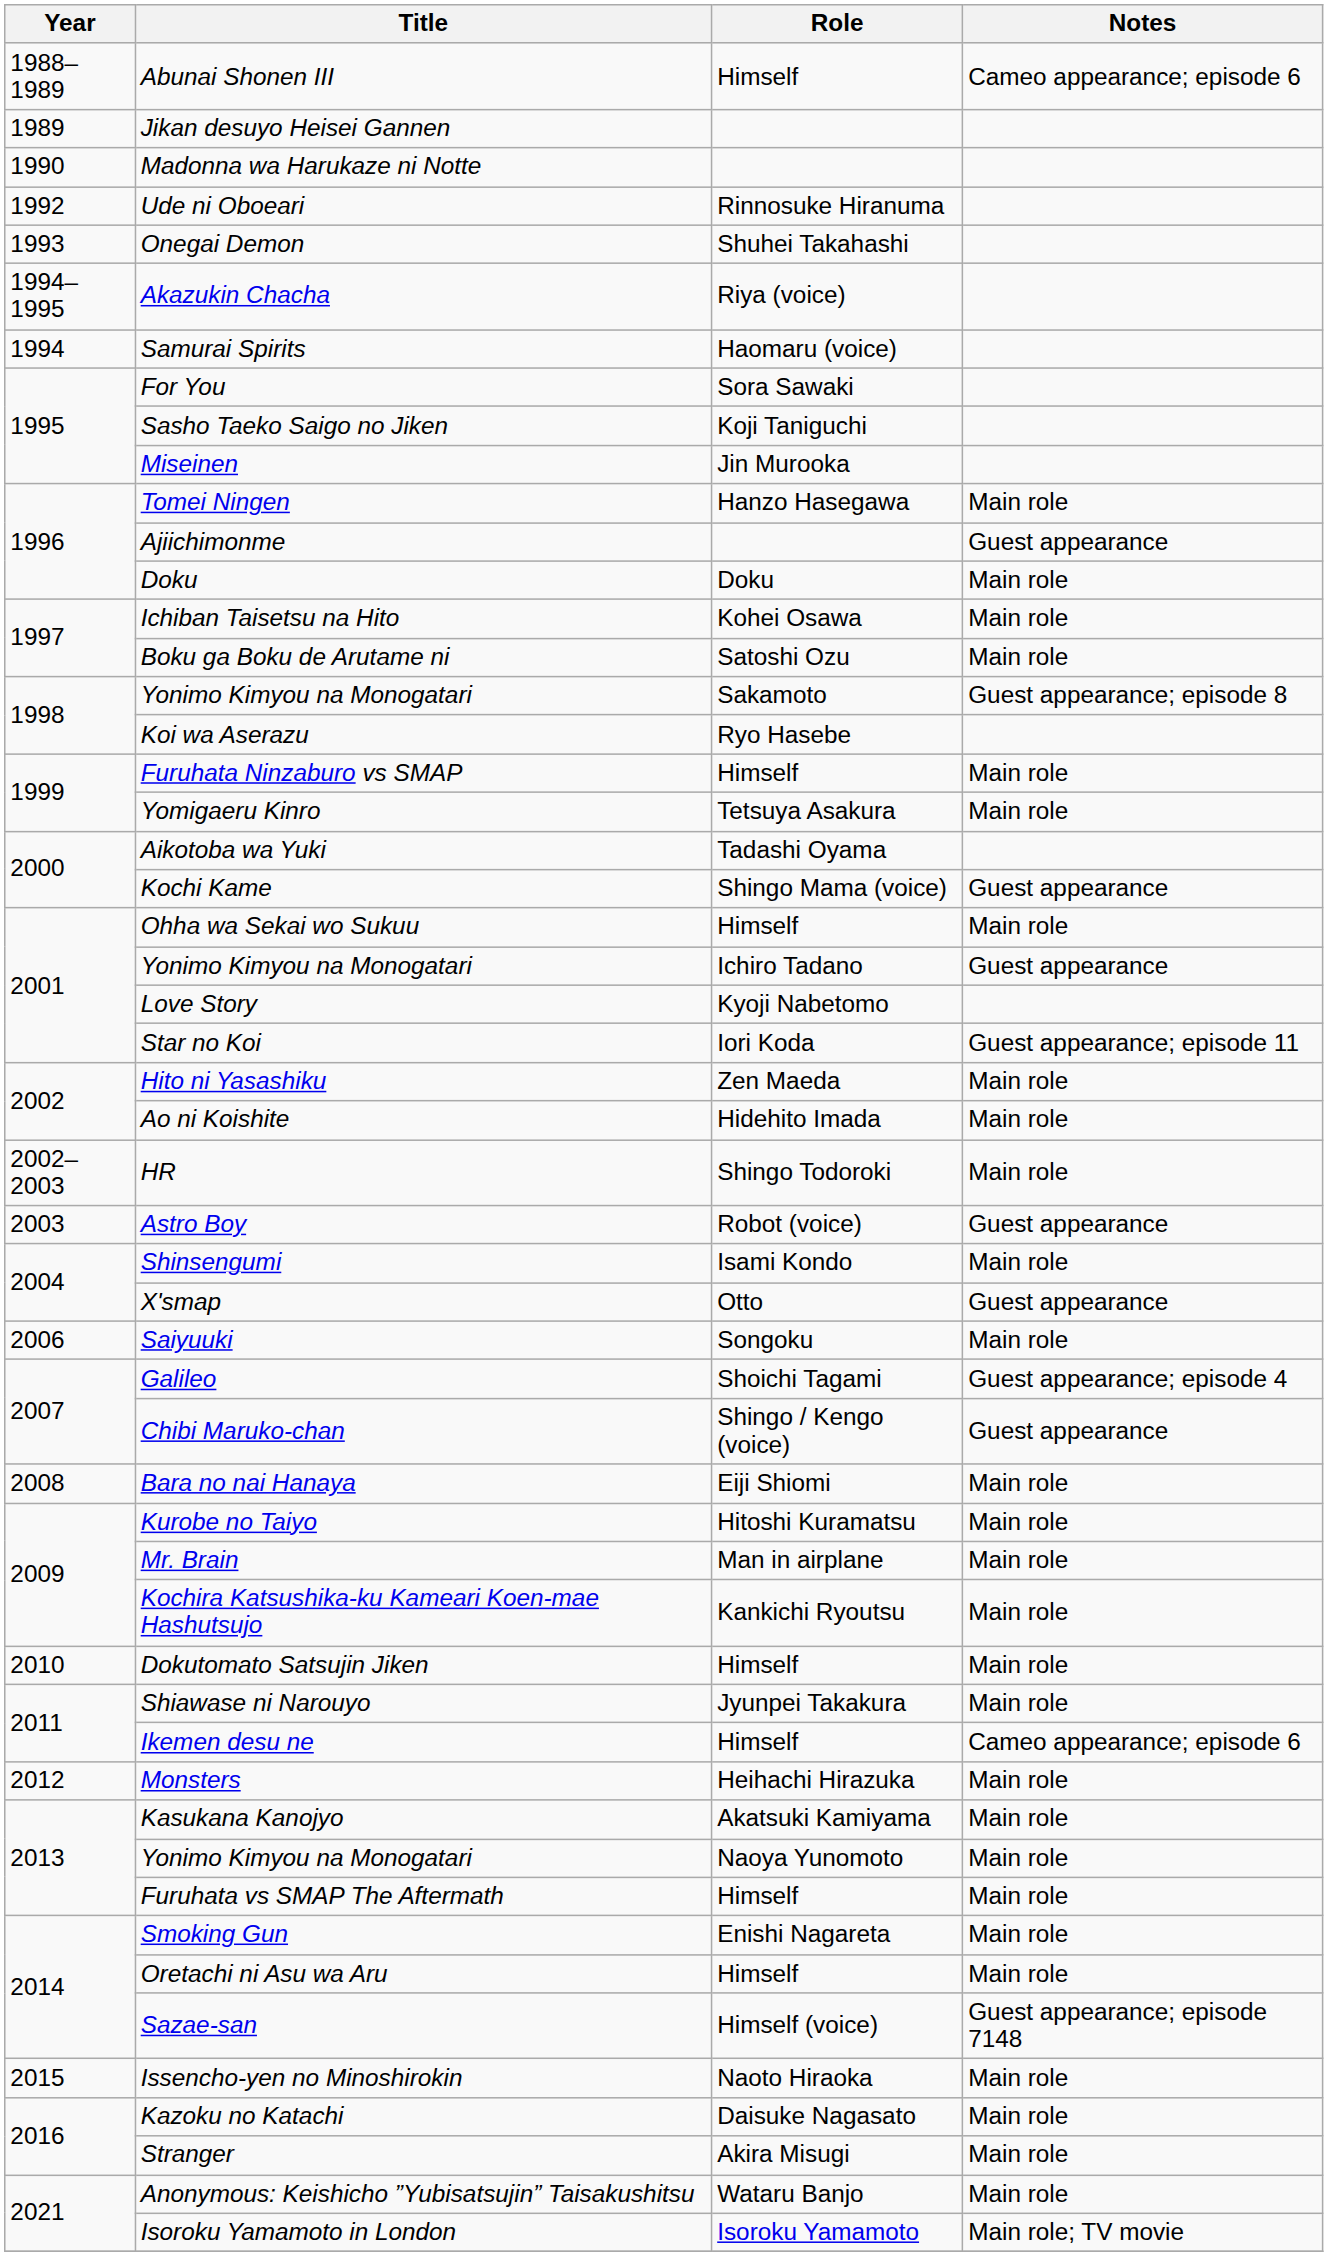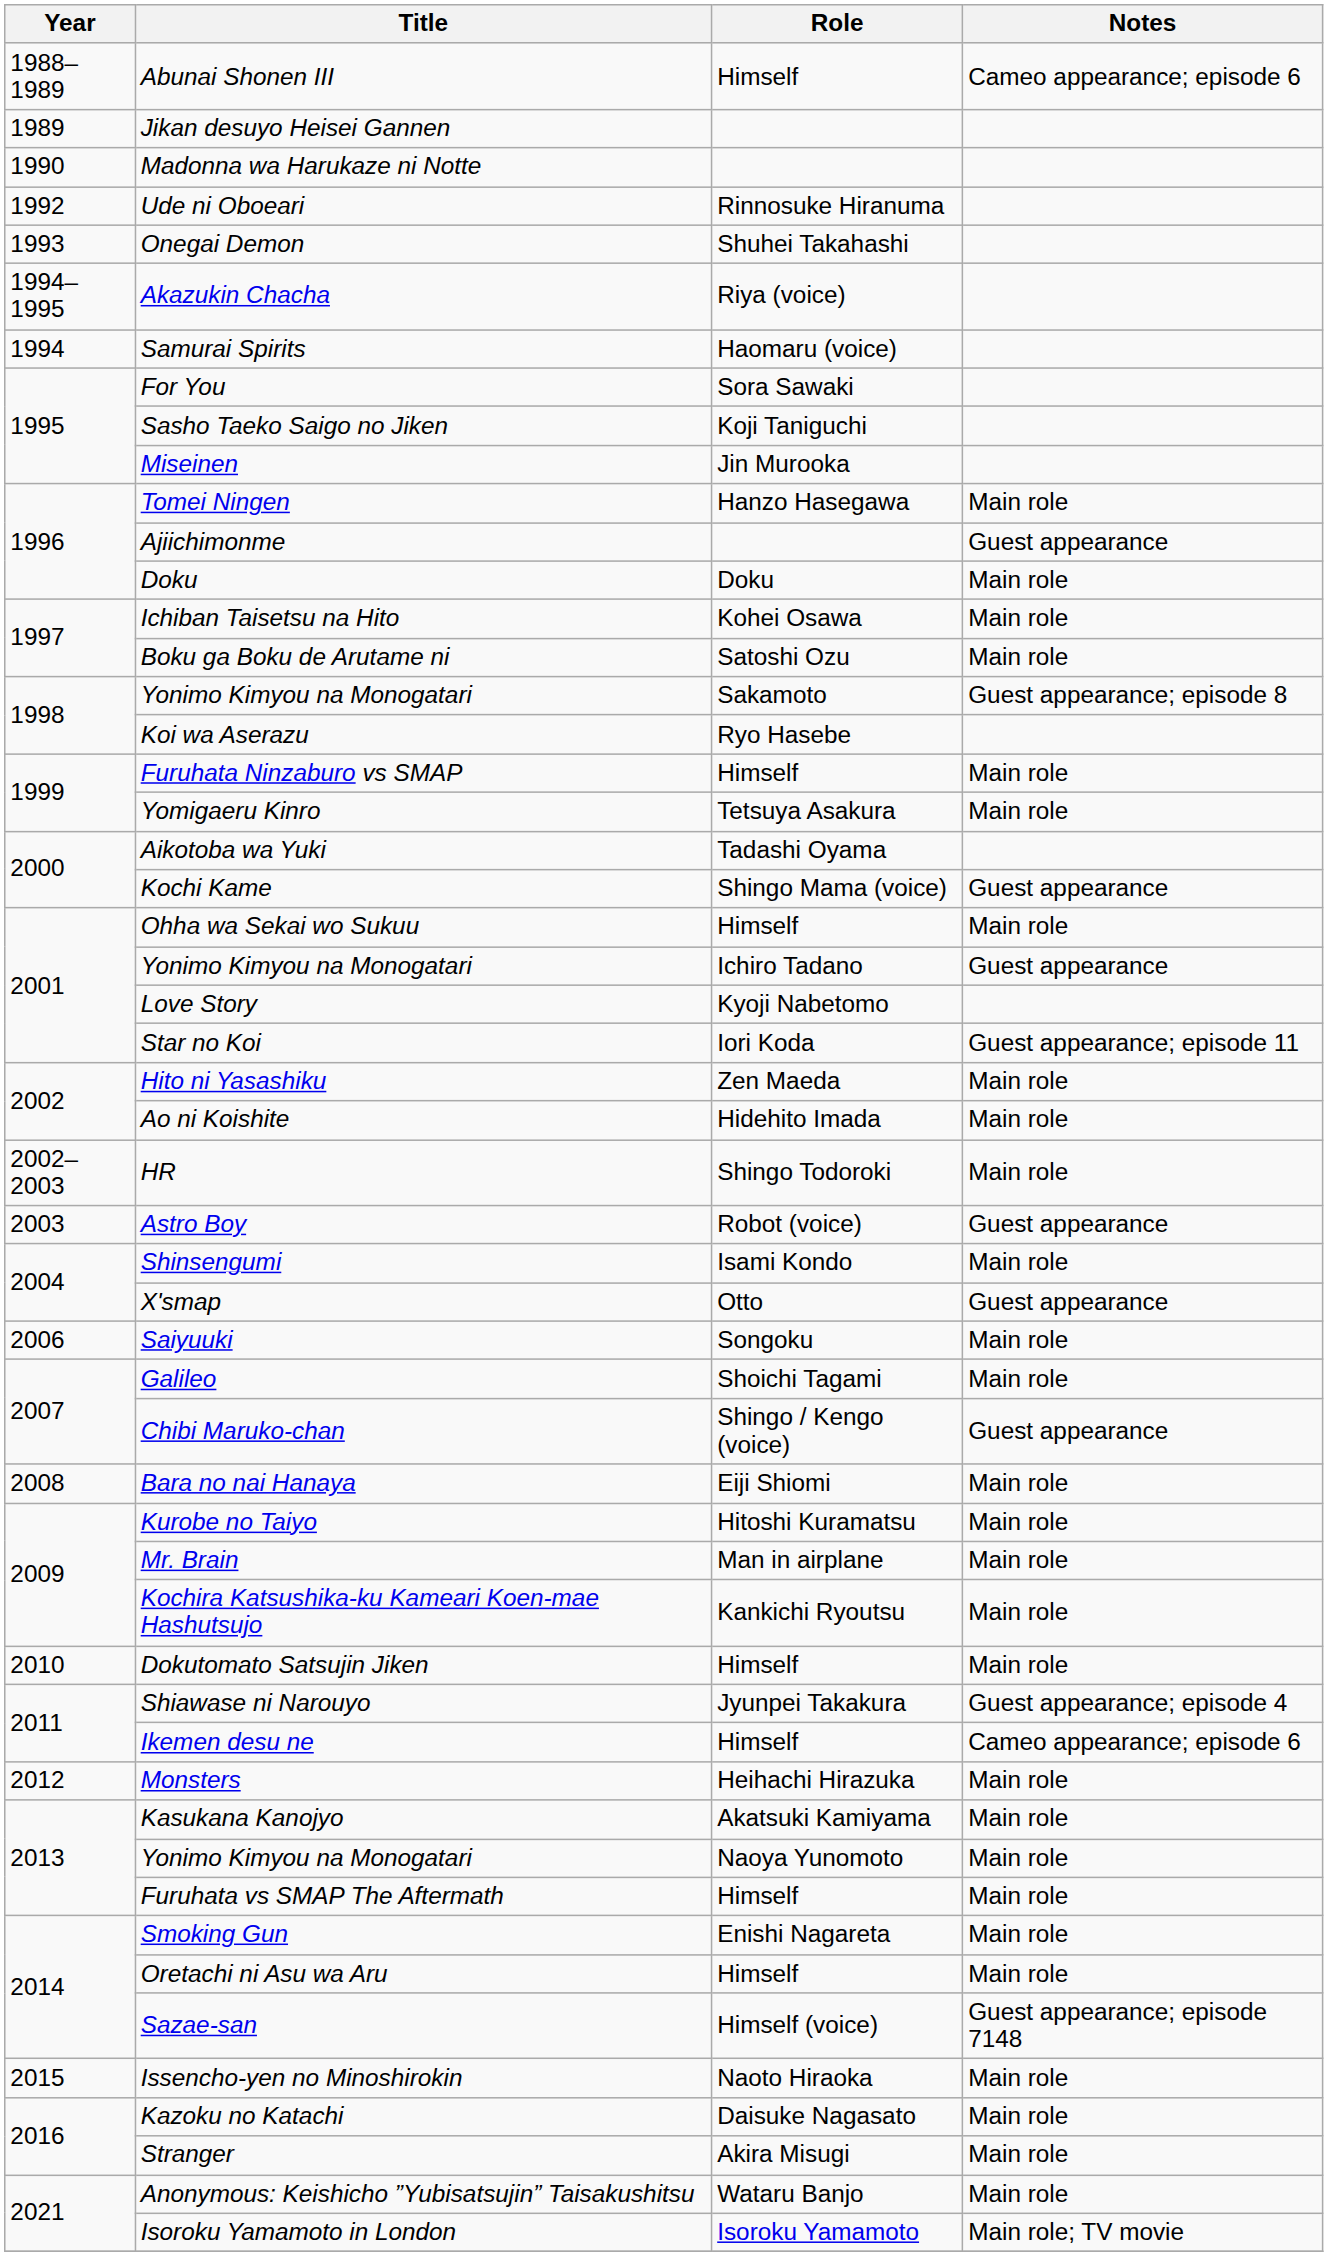(1128, 1378) Guest appearance; episode 4 -> (1018, 1378) Main role
(1018, 1703) Main role -> (1128, 1703) Guest appearance; episode 4
